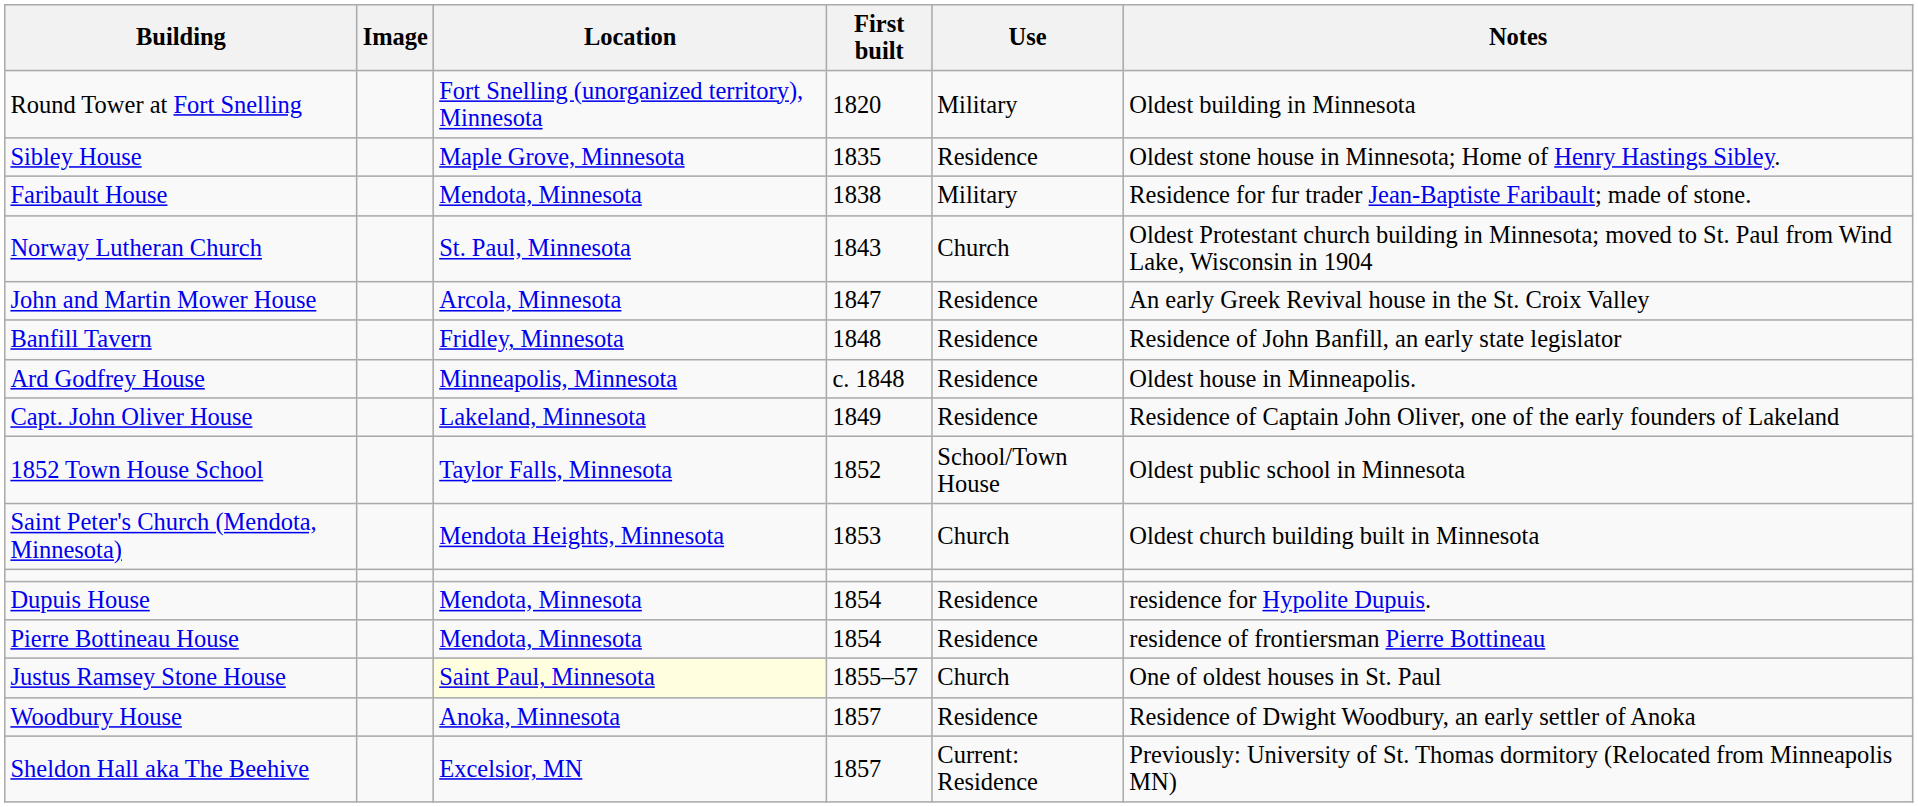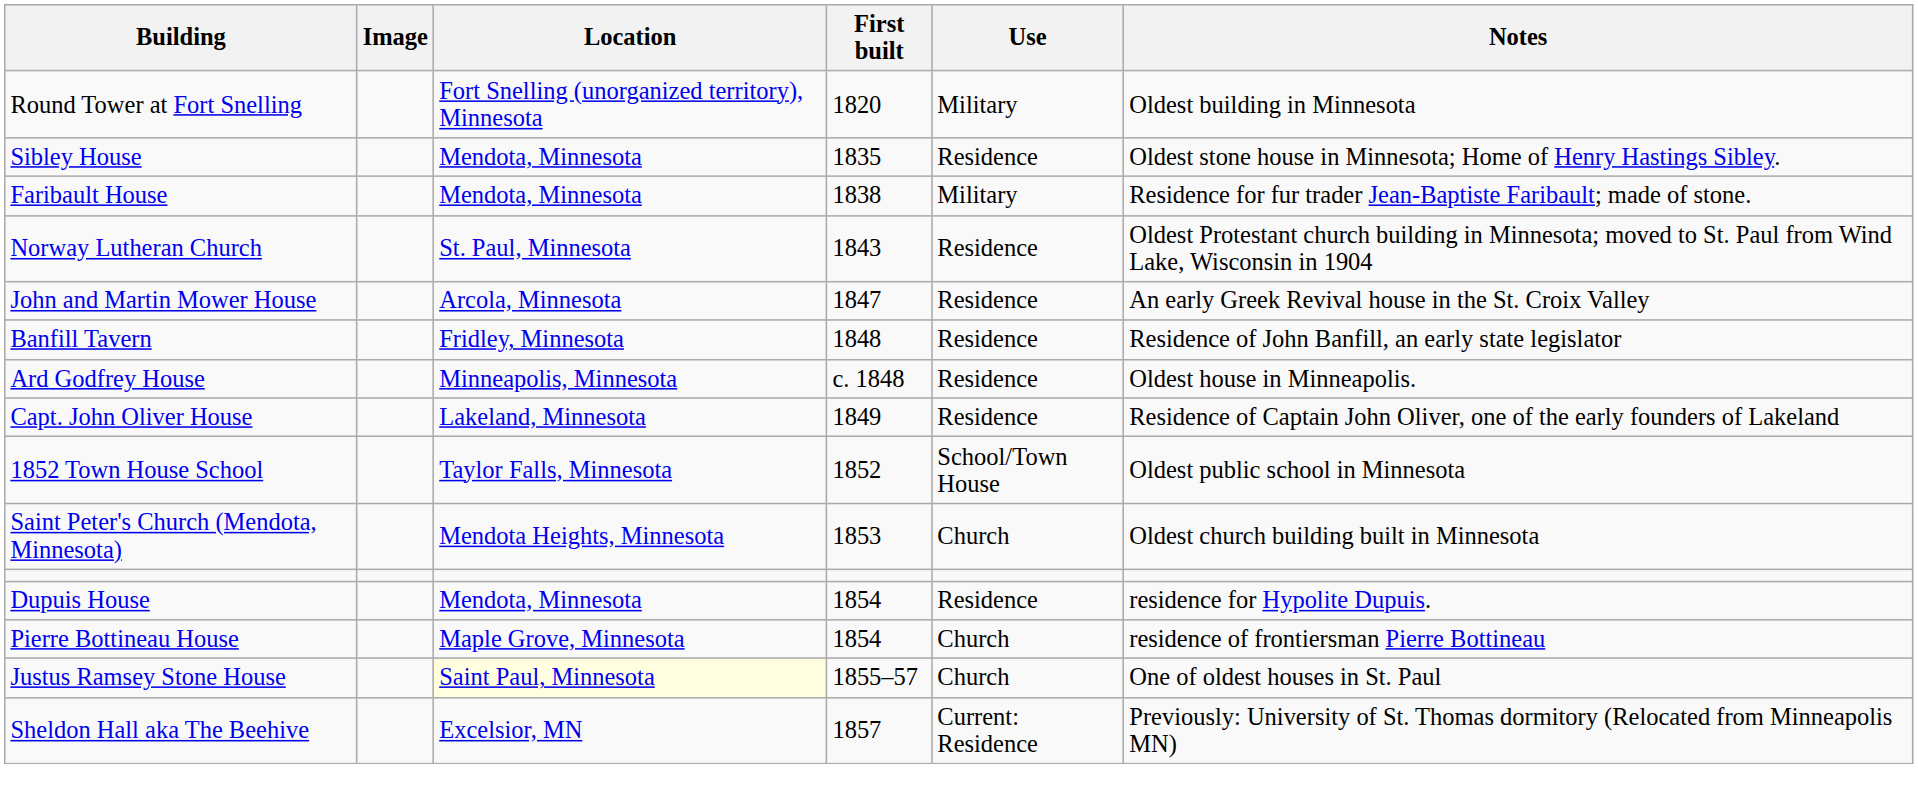(562, 156) Maple Grove, Minnesota -> (541, 156) Mendota, Minnesota
(973, 248) Church -> (988, 248) Residence
(541, 638) Mendota, Minnesota -> (562, 638) Maple Grove, Minnesota
(988, 638) Residence -> (973, 638) Church
- row: (96, 716)
